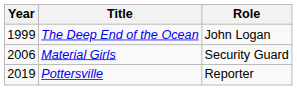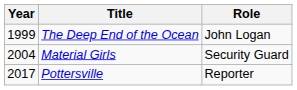(21, 54) 2006 -> (21, 54) 2004
(21, 74) 2019 -> (21, 74) 2017
